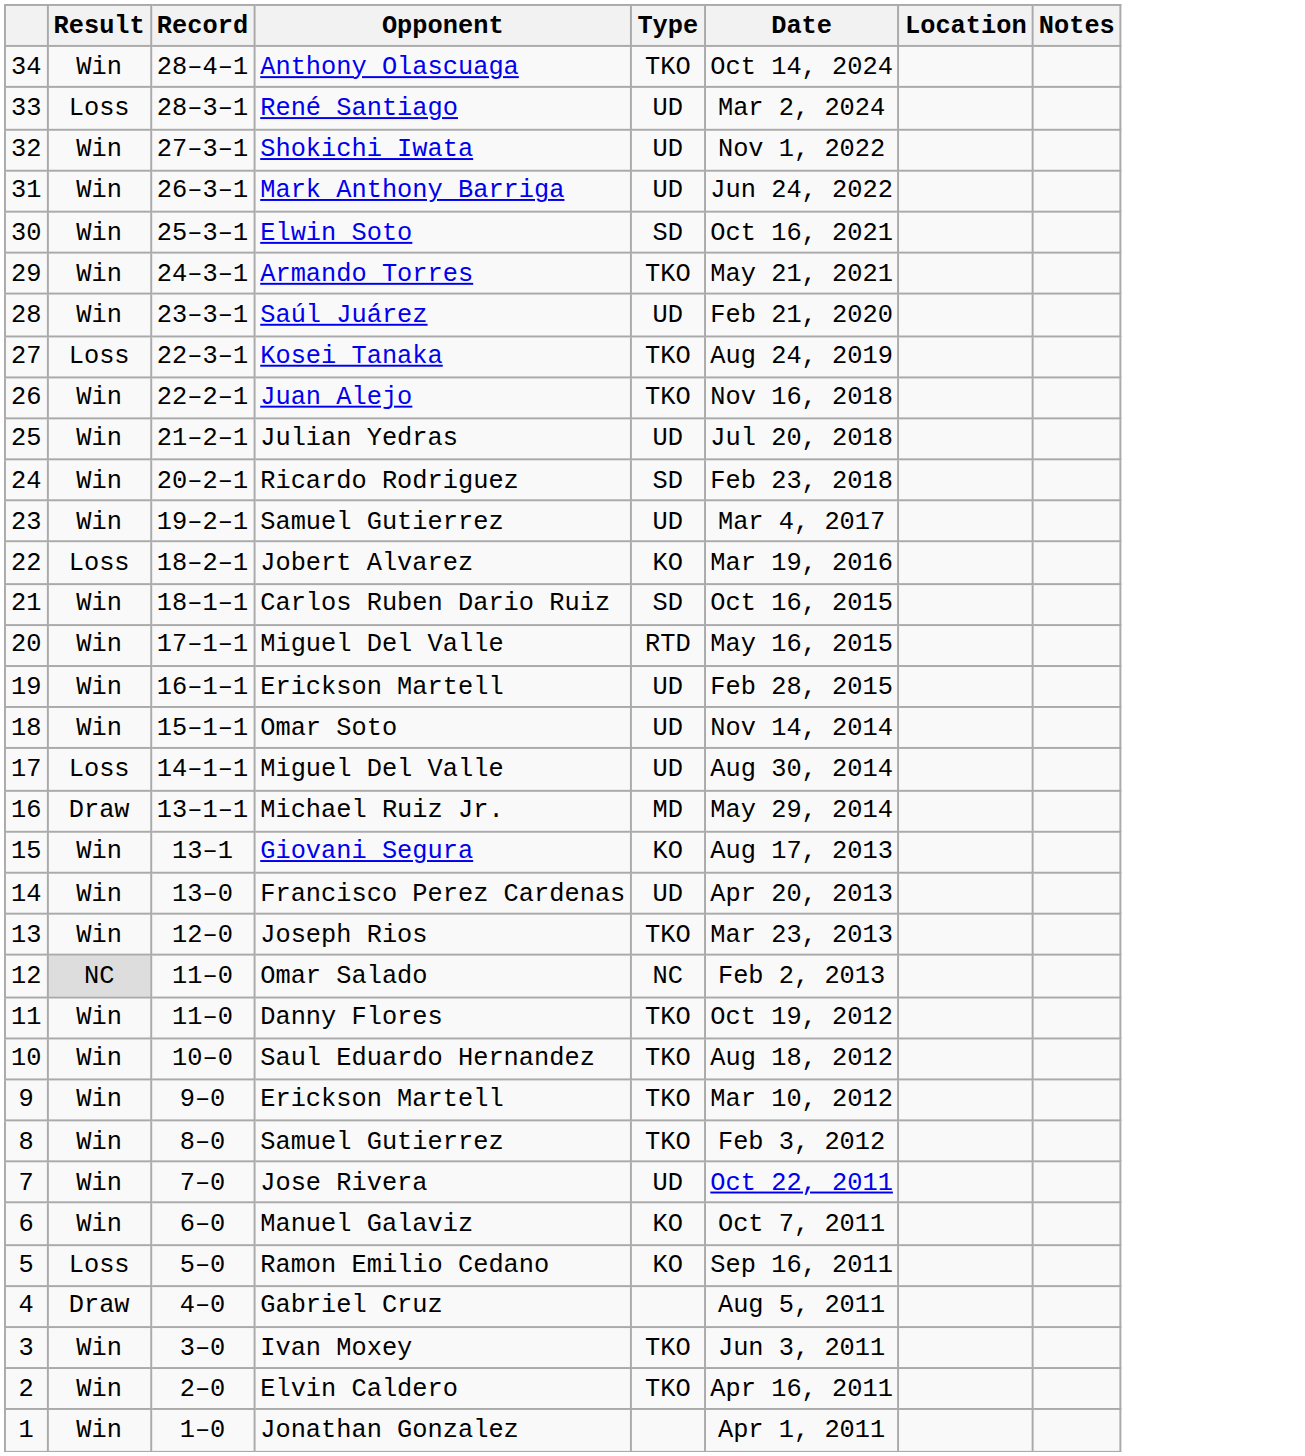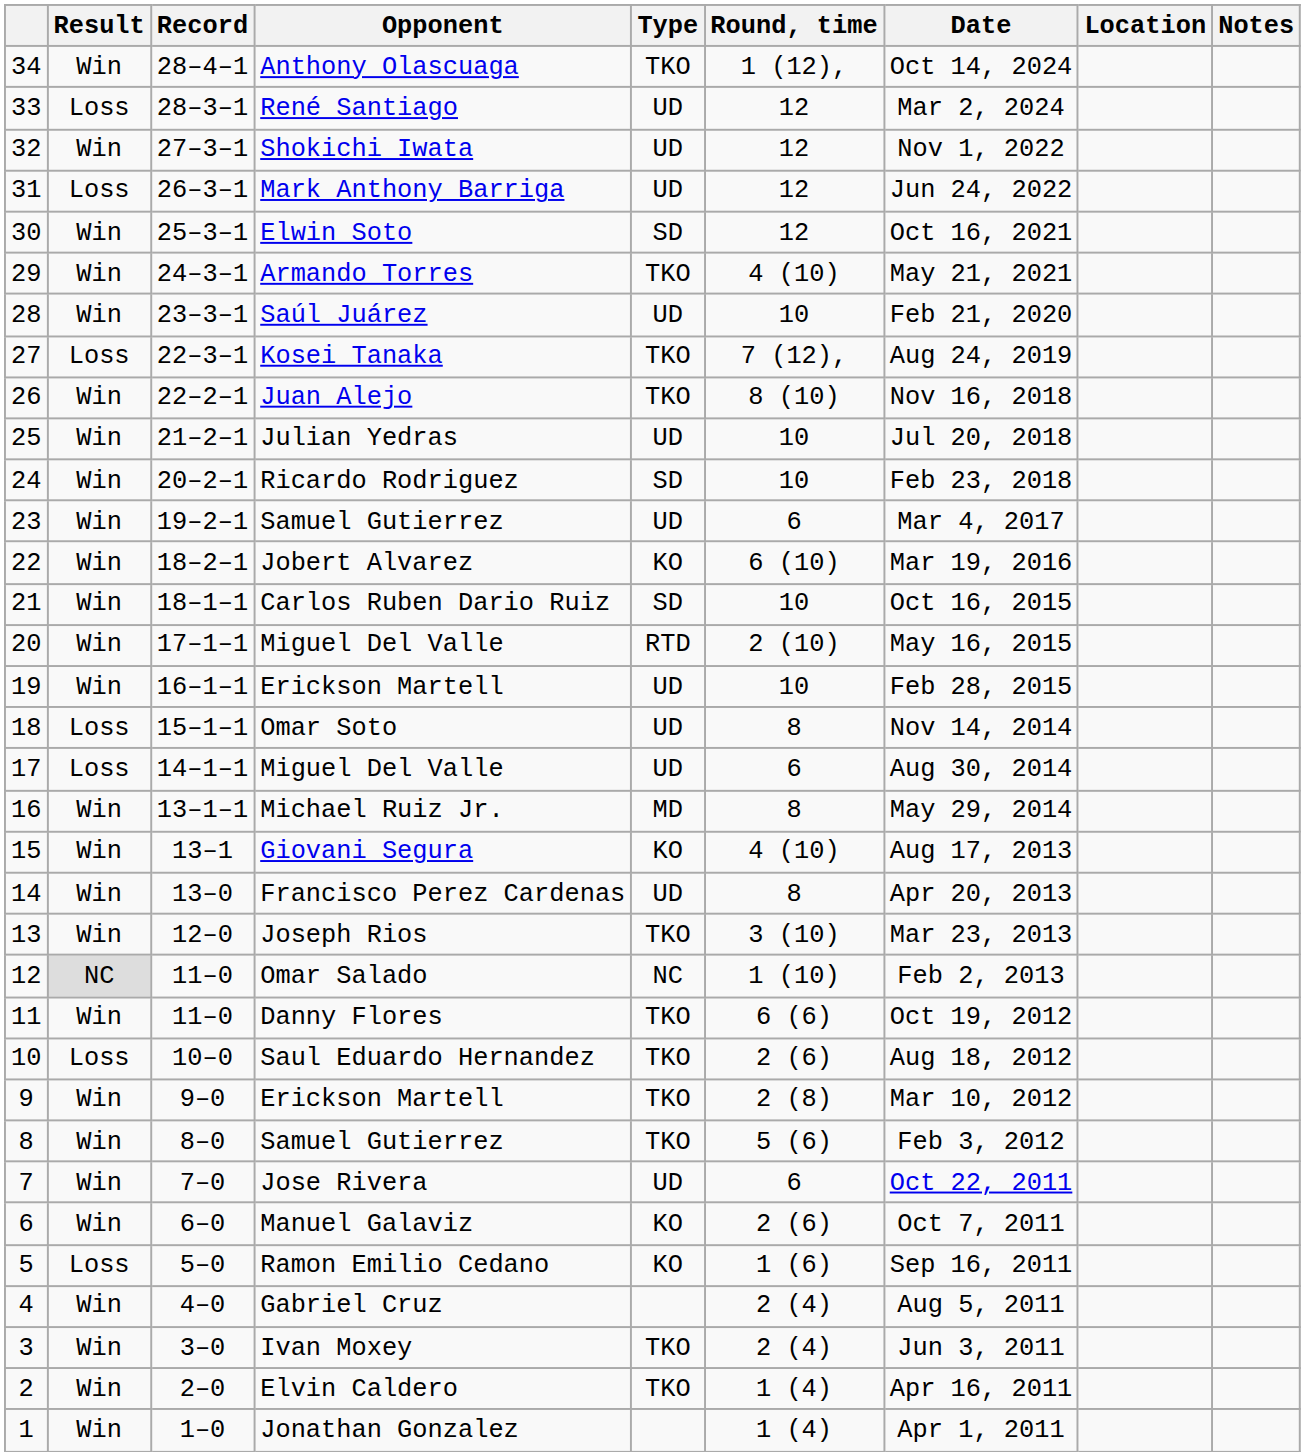+ column: (794, 26)
(99, 191) Win -> (99, 191) Loss
(99, 563) Loss -> (99, 563) Win
(99, 728) Win -> (99, 728) Loss
(99, 811) Draw -> (99, 811) Win
(99, 1059) Win -> (99, 1059) Loss
(99, 1306) Draw -> (99, 1306) Win
